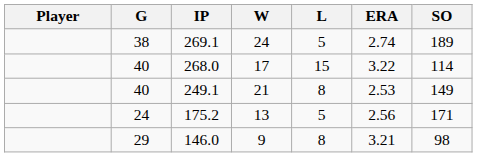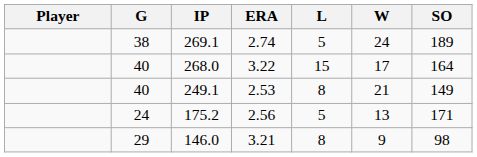columns swapped: (262, 16) <-> (382, 16)
(442, 66) 114 -> (442, 66) 164
